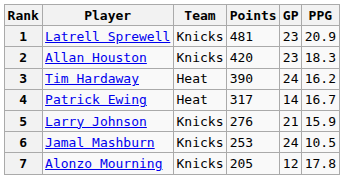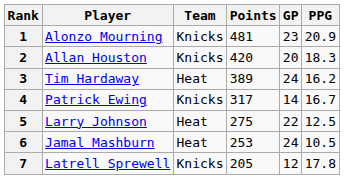(108, 36) Latrell Sprewell -> (104, 36) Alonzo Mourning
(291, 57) 23 -> (291, 57) 20
(241, 79) 390 -> (241, 79) 389
(192, 100) Heat -> (200, 100) Knicks
(200, 121) Knicks -> (192, 121) Heat
(241, 121) 276 -> (241, 121) 275
(291, 121) 21 -> (291, 121) 22
(320, 121) 15.9 -> (320, 121) 12.5
(200, 142) Knicks -> (192, 142) Heat
(104, 163) Alonzo Mourning -> (108, 163) Latrell Sprewell
